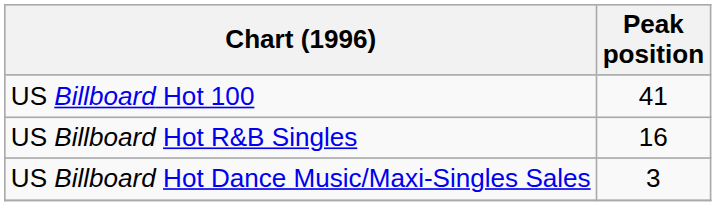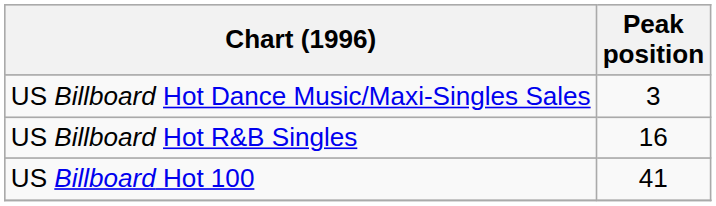rows swapped: (133, 95) <-> (301, 178)
